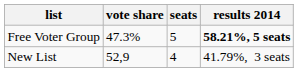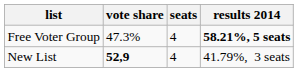(173, 36) 5 -> (173, 36) 4
(118, 57) normal -> (118, 57) bold
